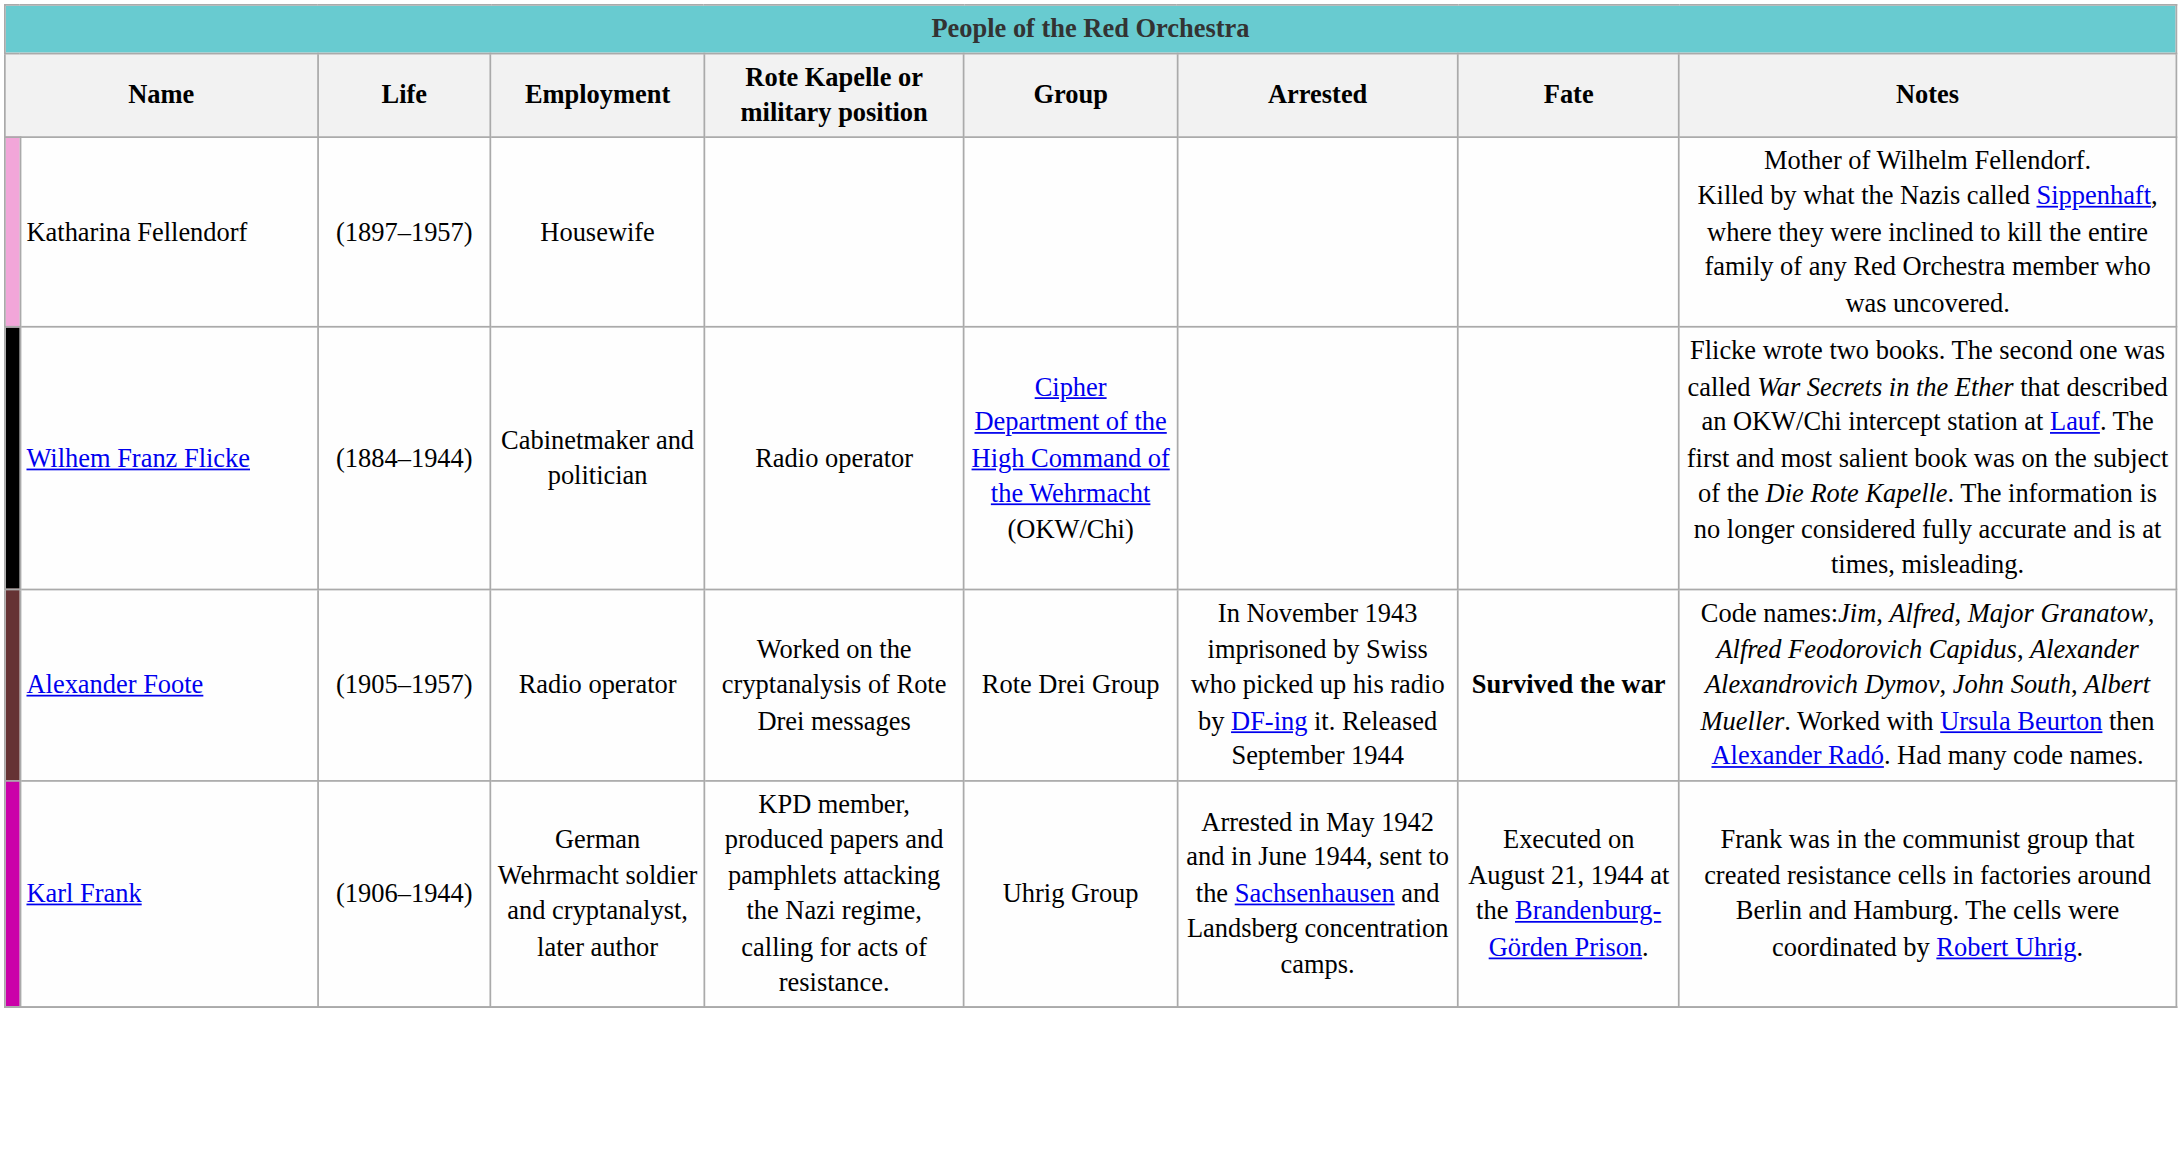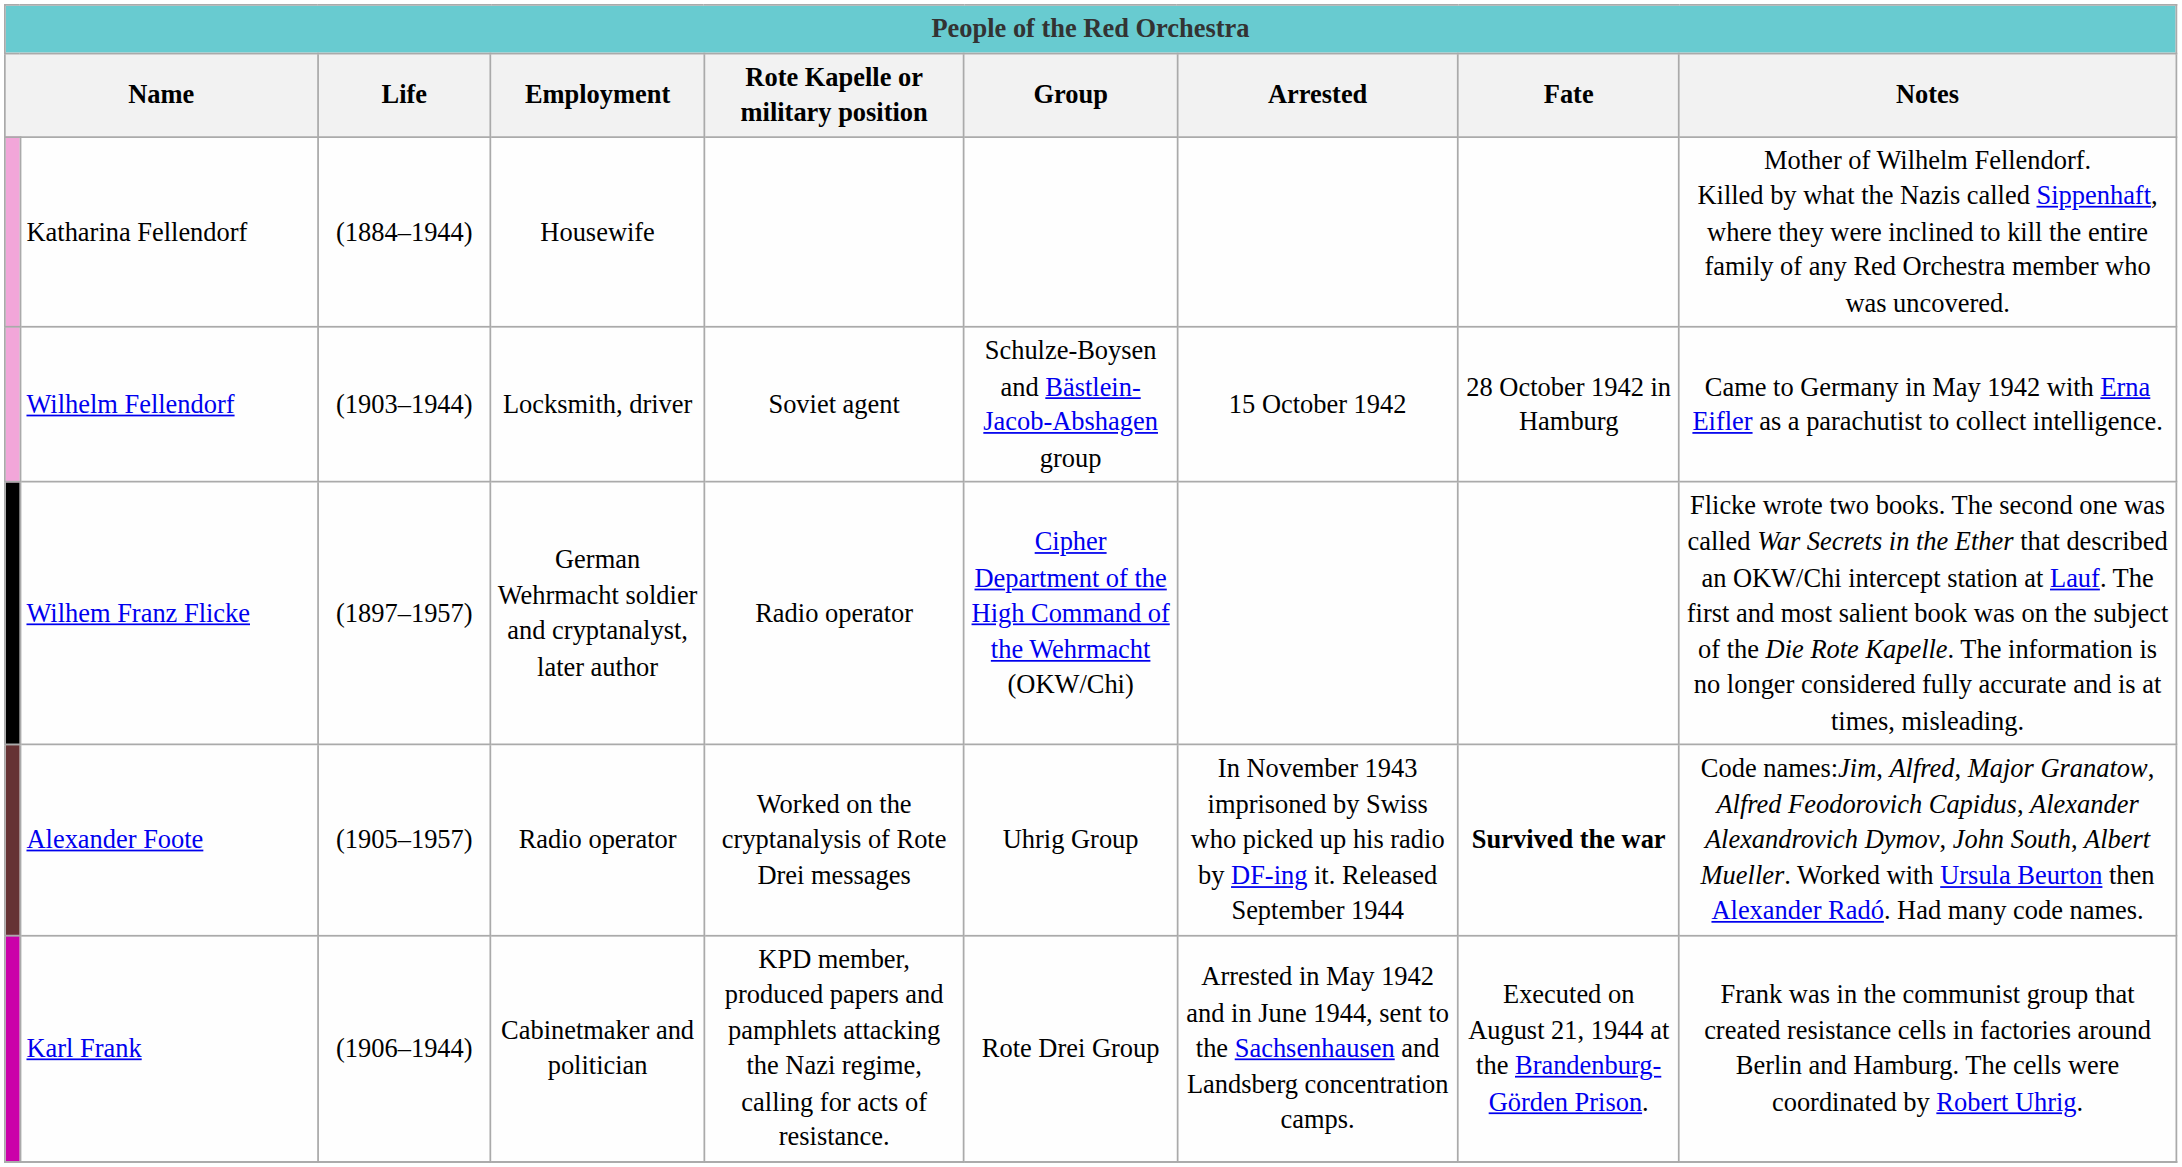(404, 231) (1897–1957) -> (404, 231) (1884–1944)
+ row: (131, 404)
(404, 457) (1884–1944) -> (404, 612) (1897–1957)
(598, 457) Cabinetmaker and politician -> (598, 612) German Wehrmacht soldier and cryptanalyst, later author
(1071, 684) Rote Drei Group -> (1071, 839) Uhrig Group
(598, 892) German Wehrmacht soldier and cryptanalyst, later author -> (598, 1047) Cabinetmaker and politician
(1071, 892) Uhrig Group -> (1071, 1047) Rote Drei Group
